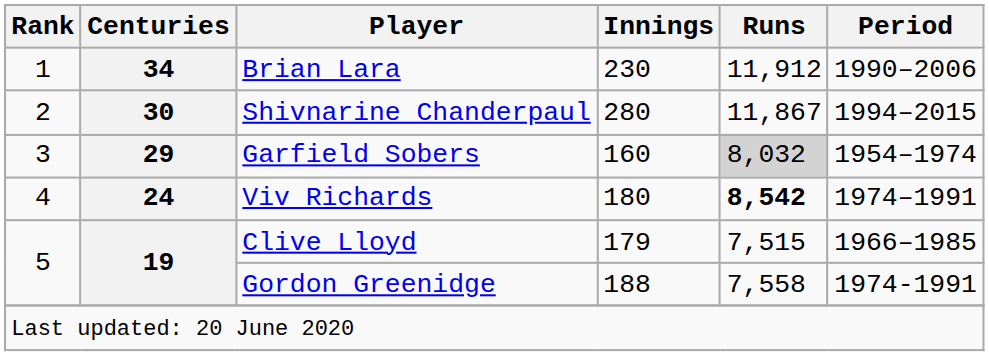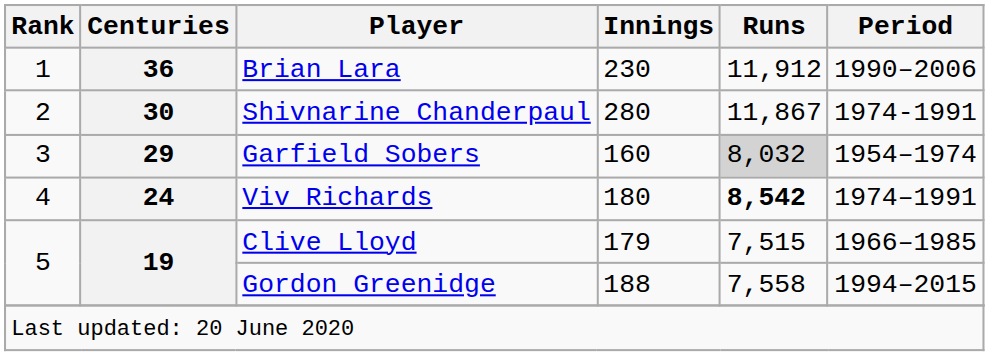(158, 70) 34 -> (158, 70) 36
(906, 113) 1994–2015 -> (906, 113) 1974-1991
(906, 285) 1974-1991 -> (906, 285) 1994–2015
